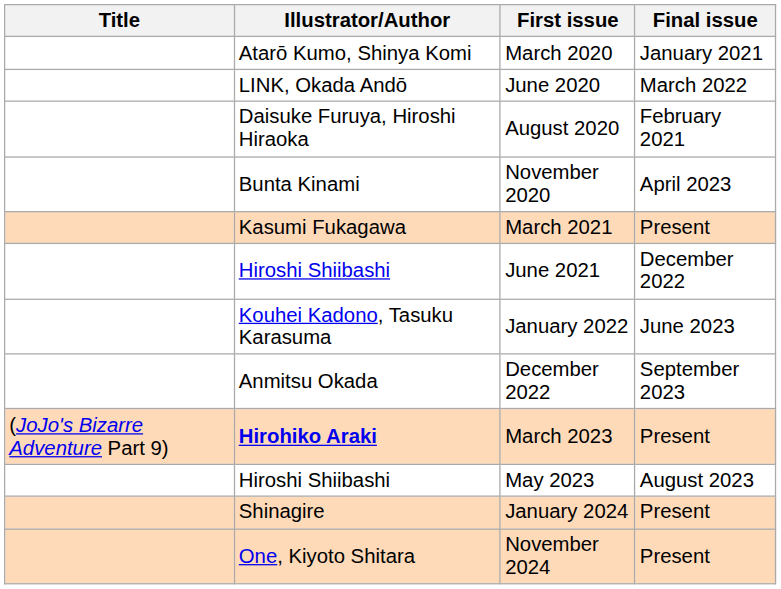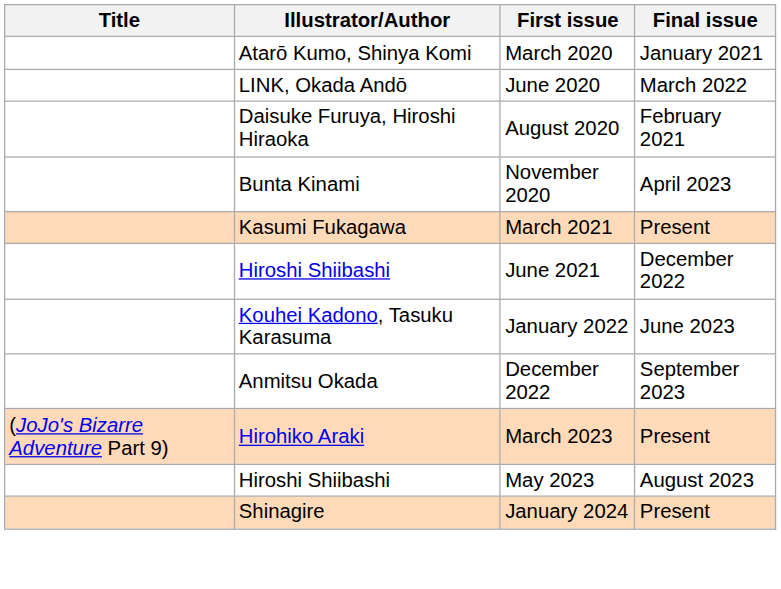(308, 436) bold -> (301, 436) normal
- row: (552, 555)
